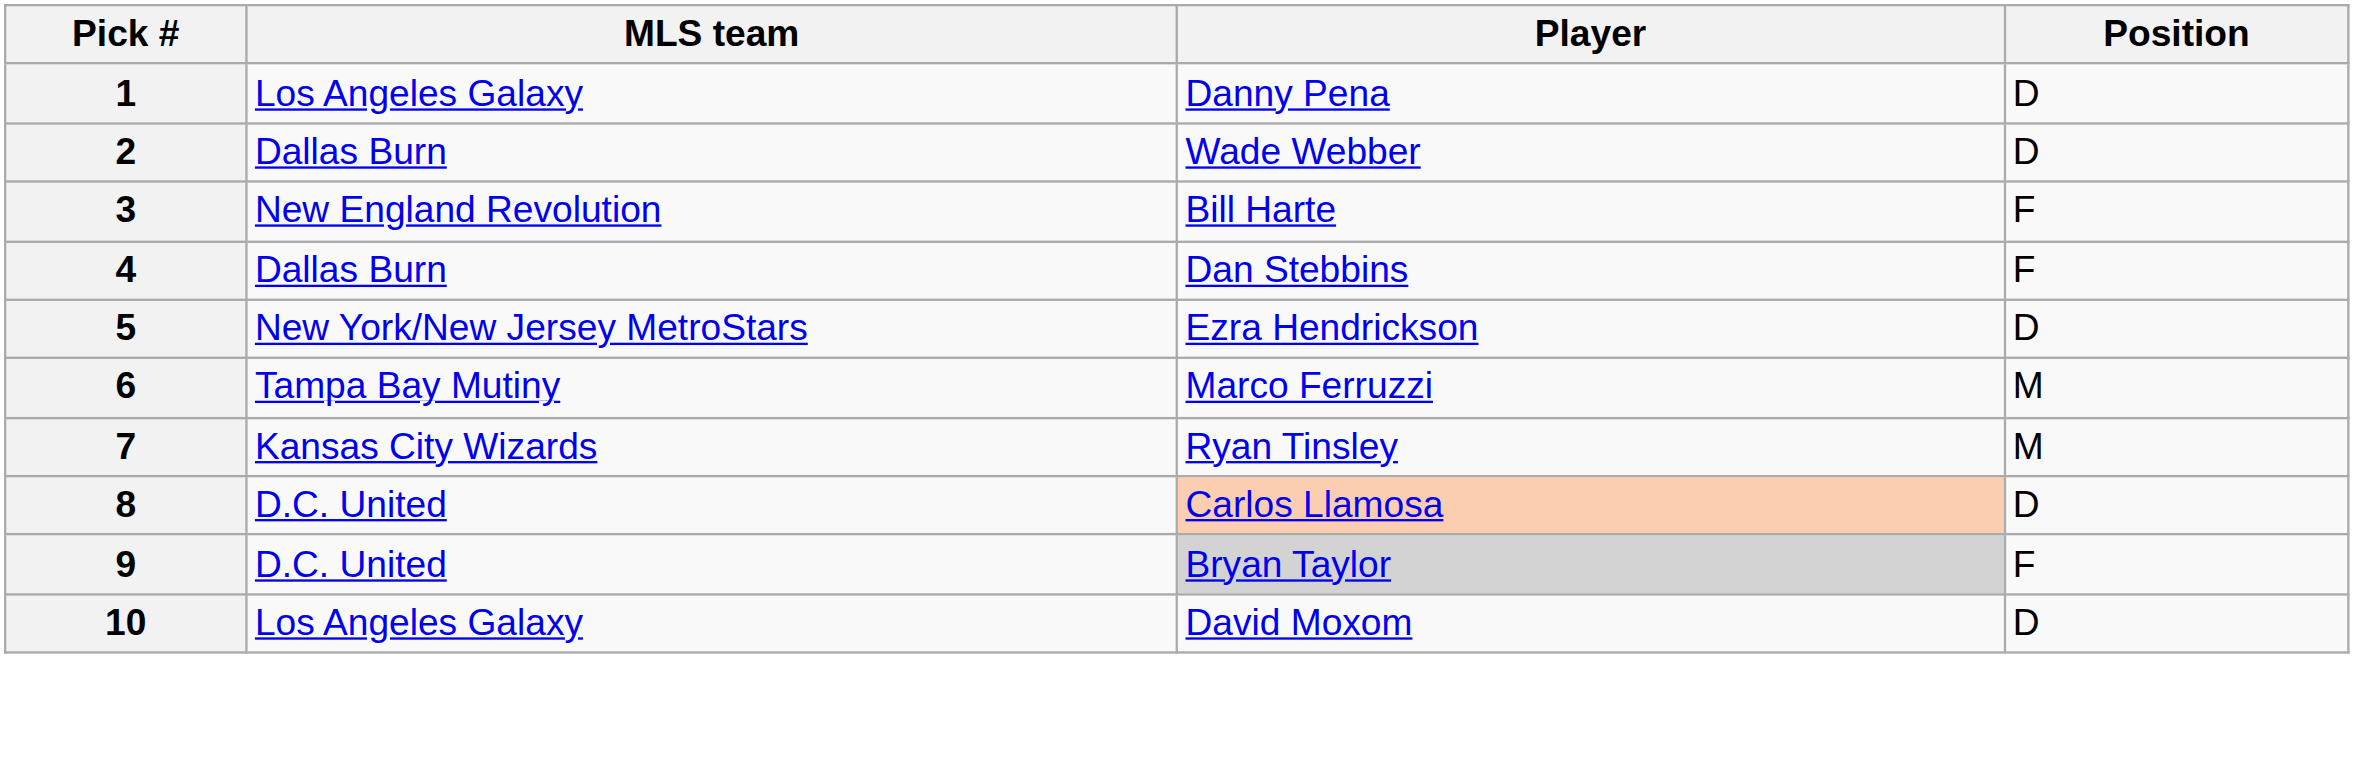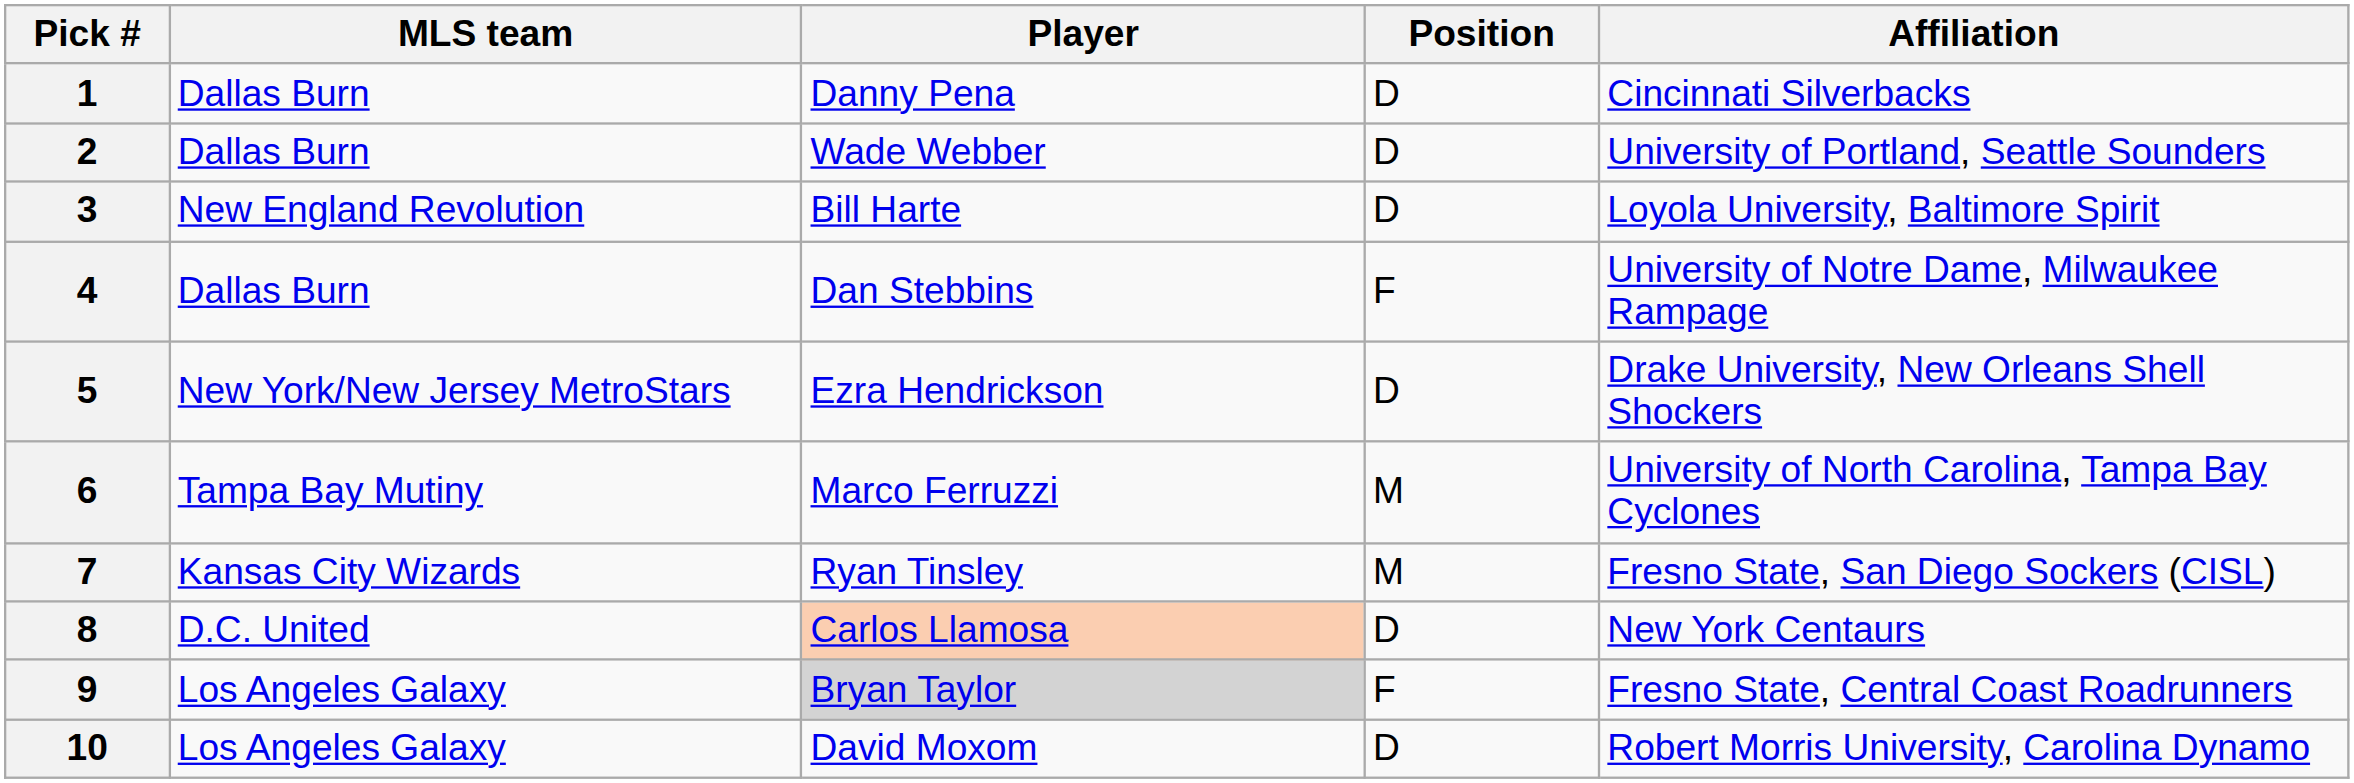+ column: (1974, 33)
(419, 92) Los Angeles Galaxy -> (274, 92) Dallas Burn
(2024, 210) F -> (1386, 210) D
(351, 563) D.C. United -> (342, 689) Los Angeles Galaxy
